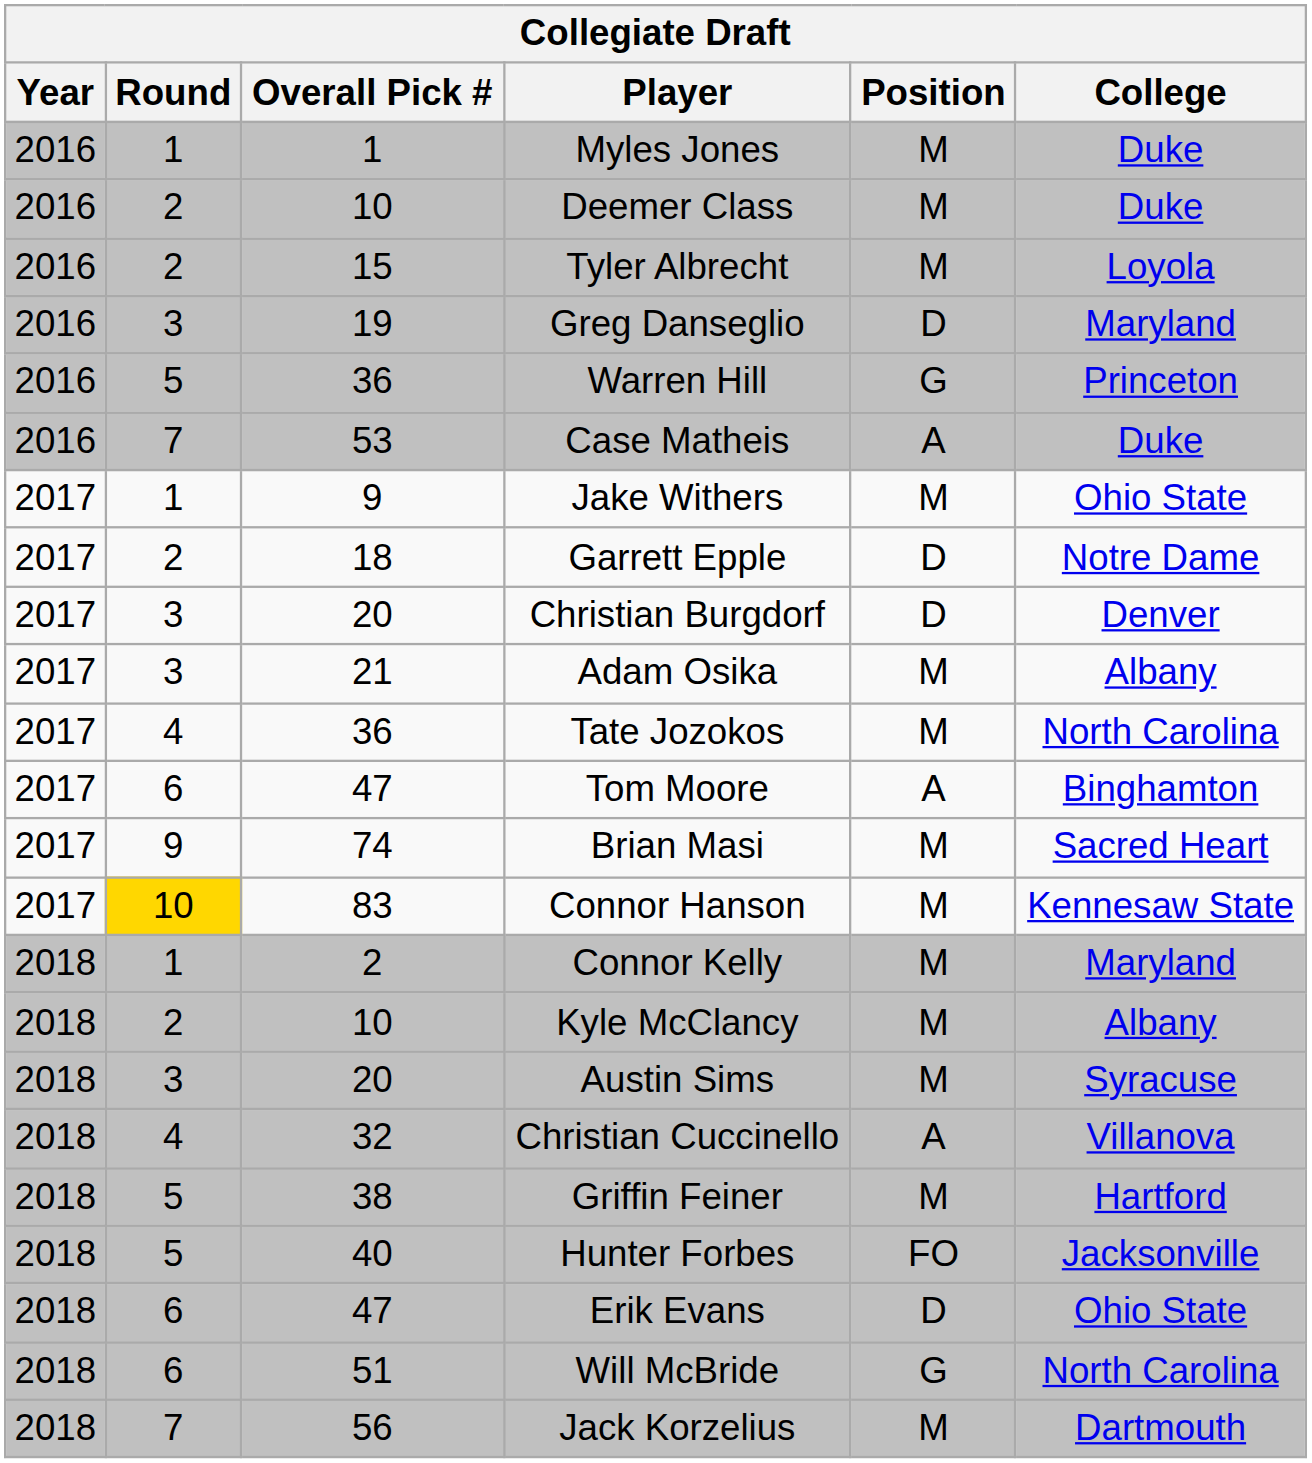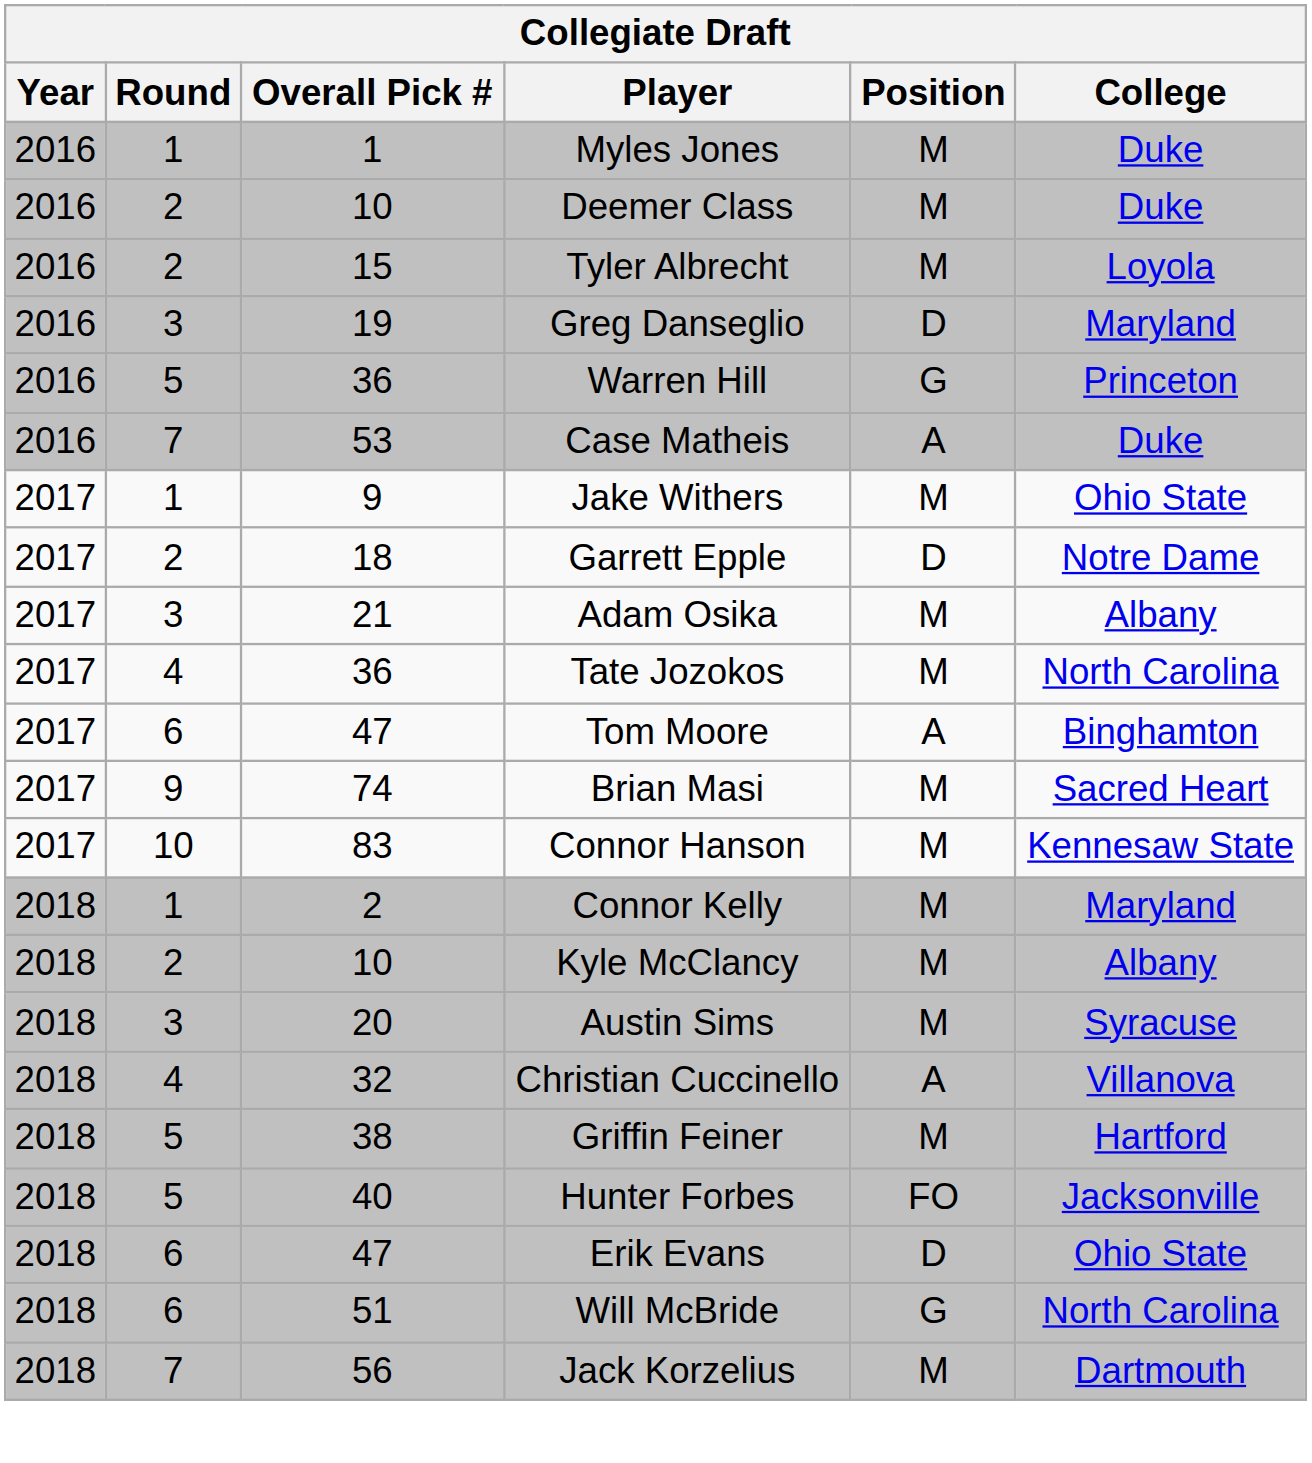- row: (677, 614)
(173, 905) gold background -> (173, 847) no background
